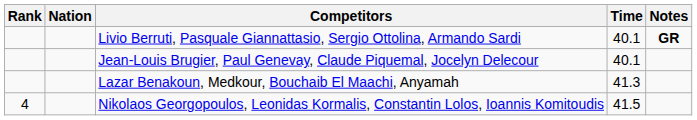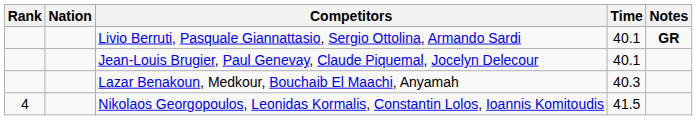(627, 82) 41.3 -> (627, 82) 40.3
